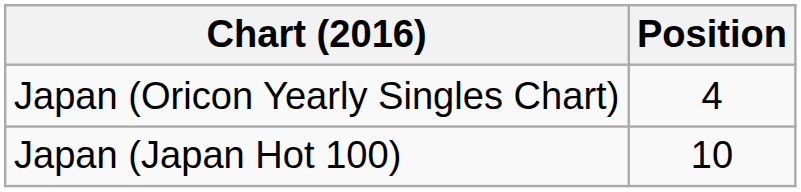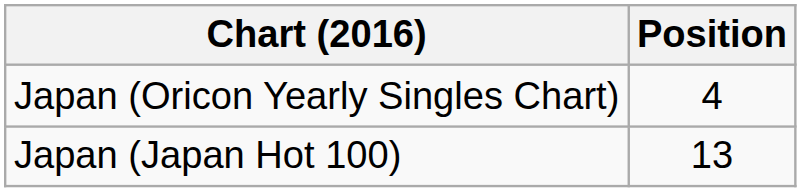(712, 155) 10 -> (712, 155) 13
